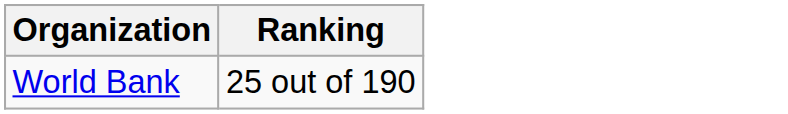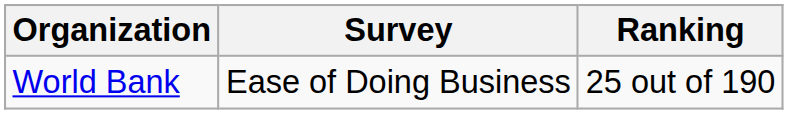+ column: (398, 30)
